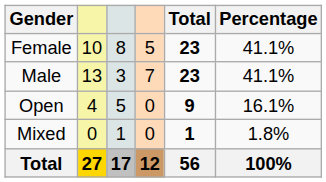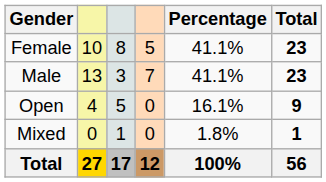columns swapped: (190, 19) <-> (268, 19)
